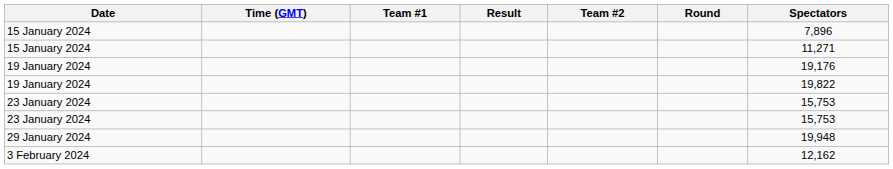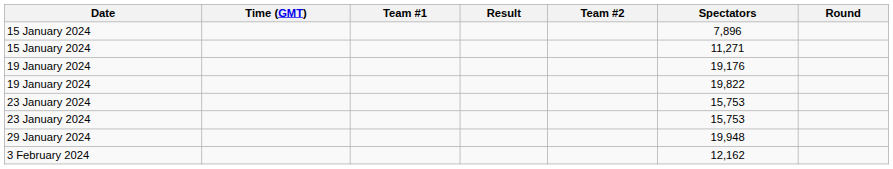columns swapped: (703, 13) <-> (818, 13)
